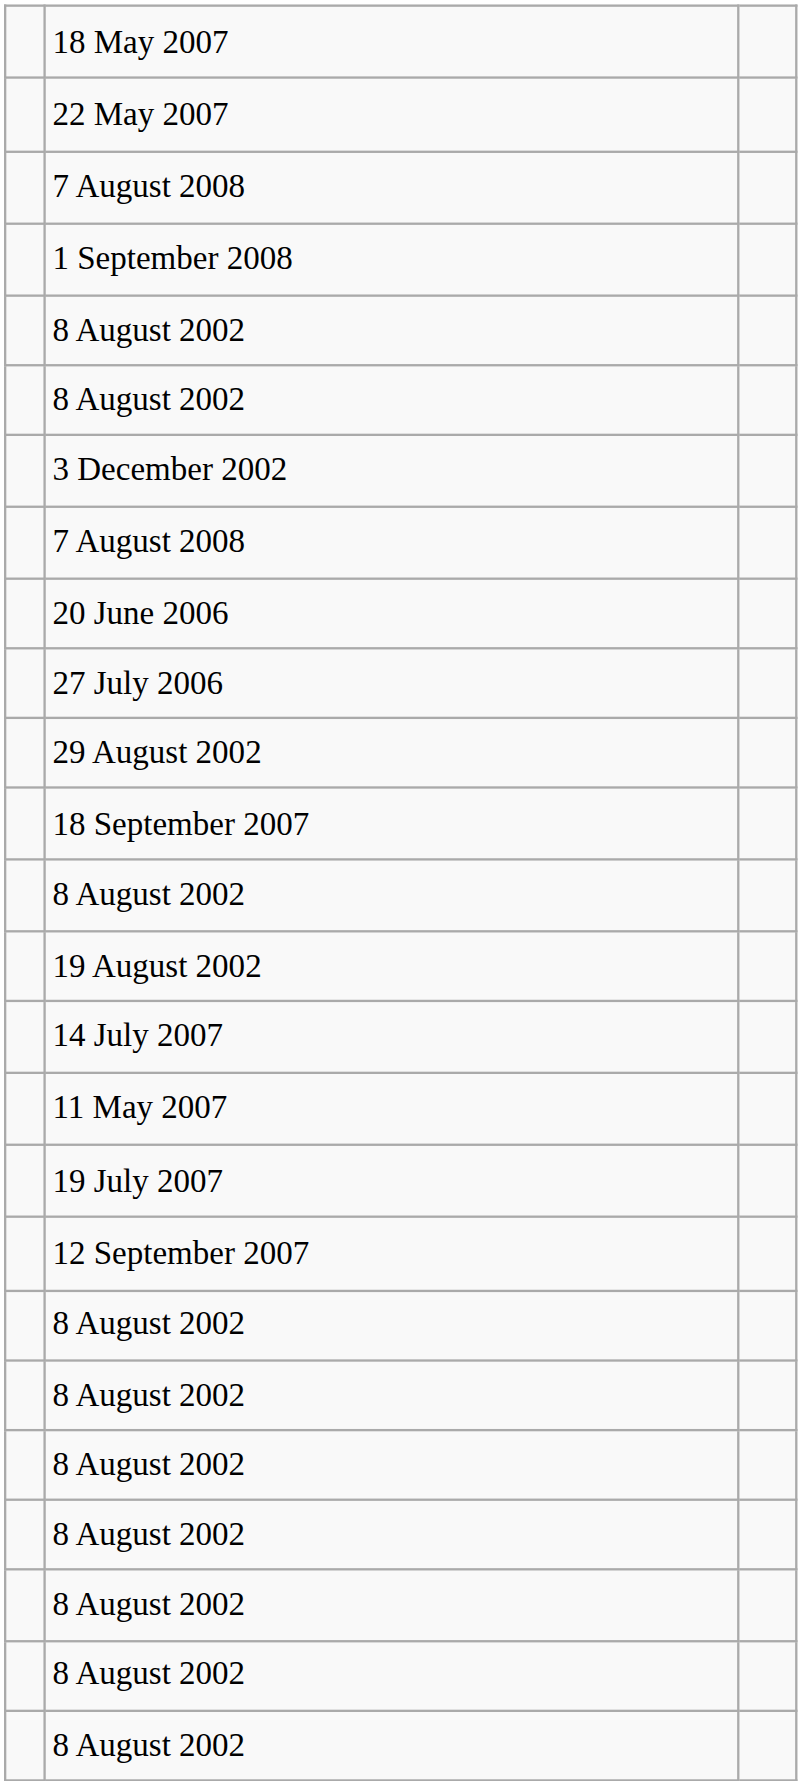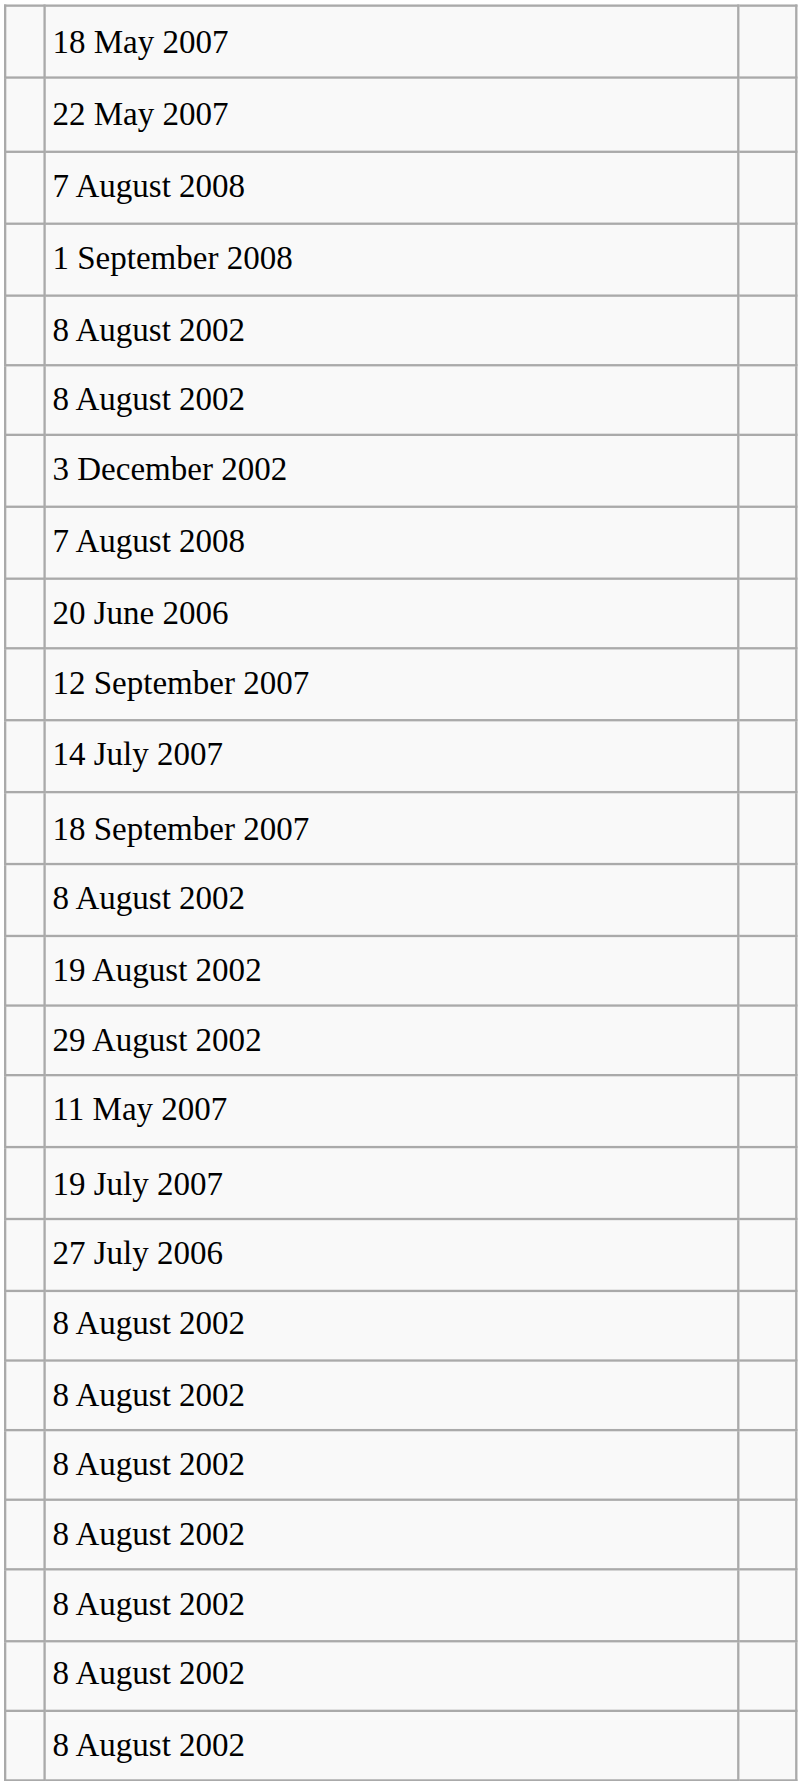rows swapped: (25, 683) <-> (25, 1254)
rows swapped: (25, 1037) <-> (25, 753)
